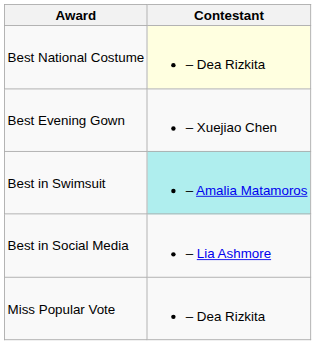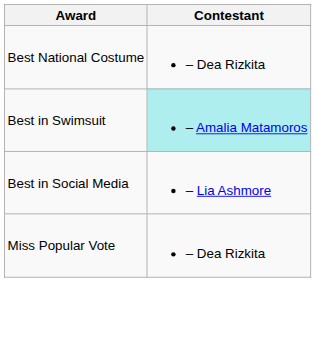(229, 65) lightyellow background -> (229, 65) no background
- row: (66, 120)
